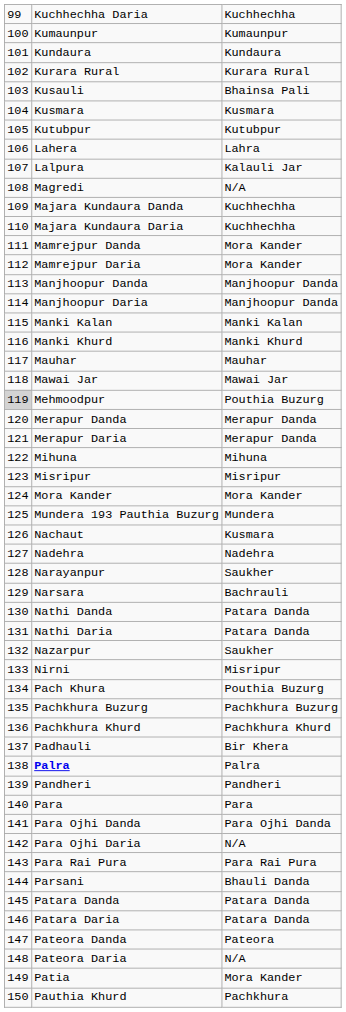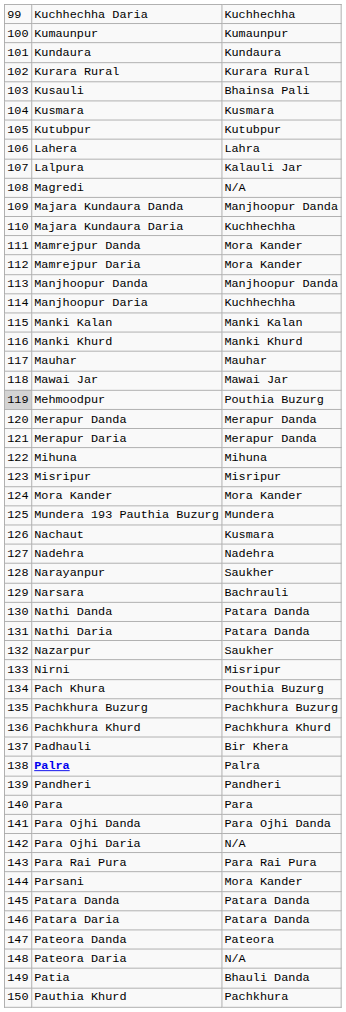(260, 207) Kuchhechha -> (281, 207) Manjhoopur Danda
(281, 303) Manjhoopur Danda -> (260, 303) Kuchhechha
(267, 882) Bhauli Danda -> (263, 882) Mora Kander
(263, 978) Mora Kander -> (267, 978) Bhauli Danda
